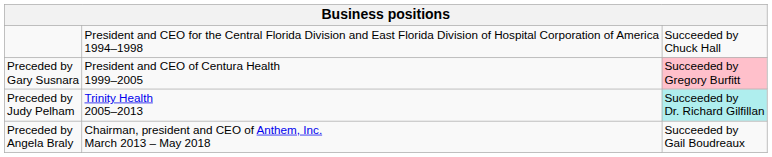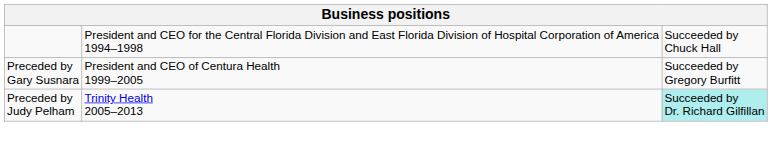(702, 73) pink background -> (702, 73) no background
- row: (40, 136)
